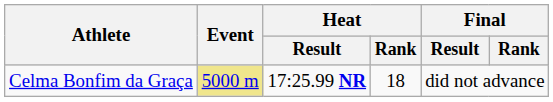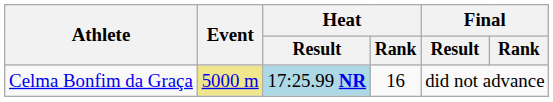(317, 80) no background -> (317, 80) lightblue background
(396, 80) 18 -> (396, 80) 16
